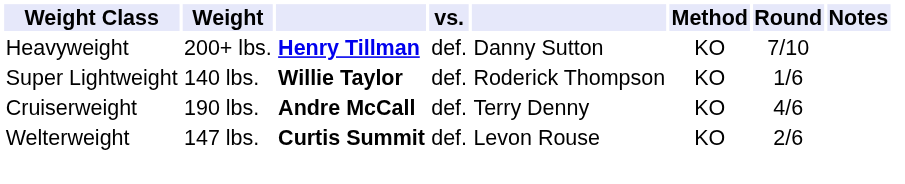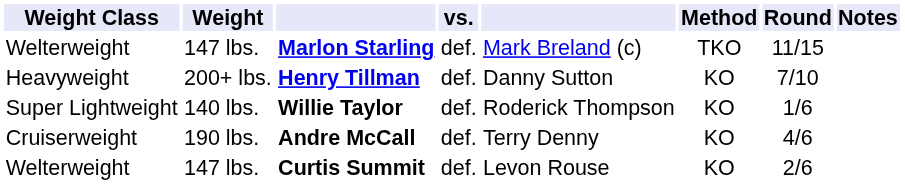+ row: (356, 48)
